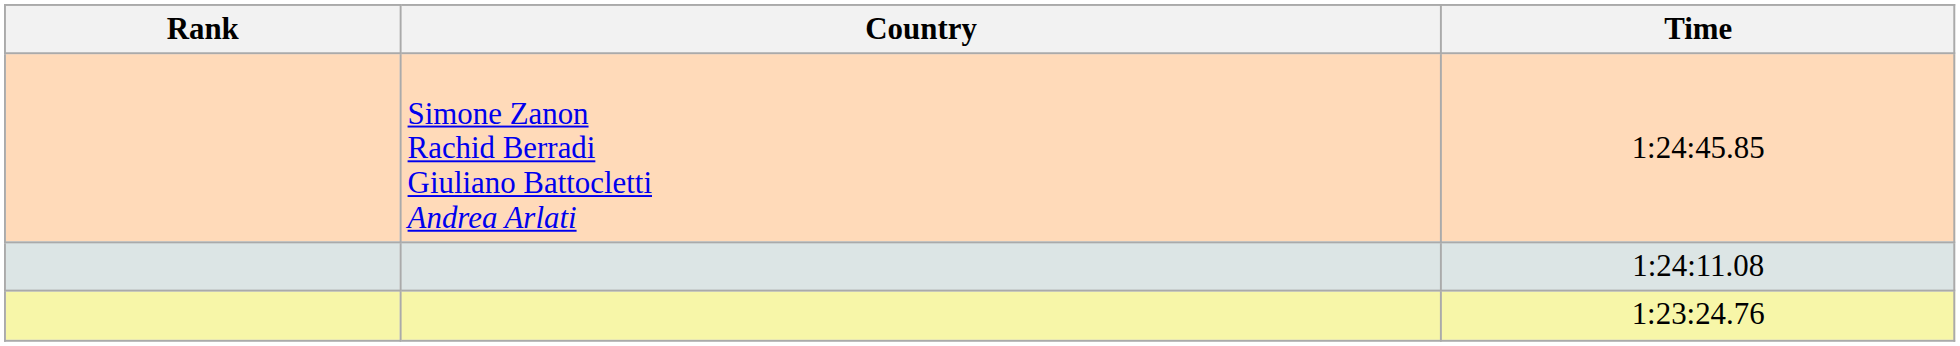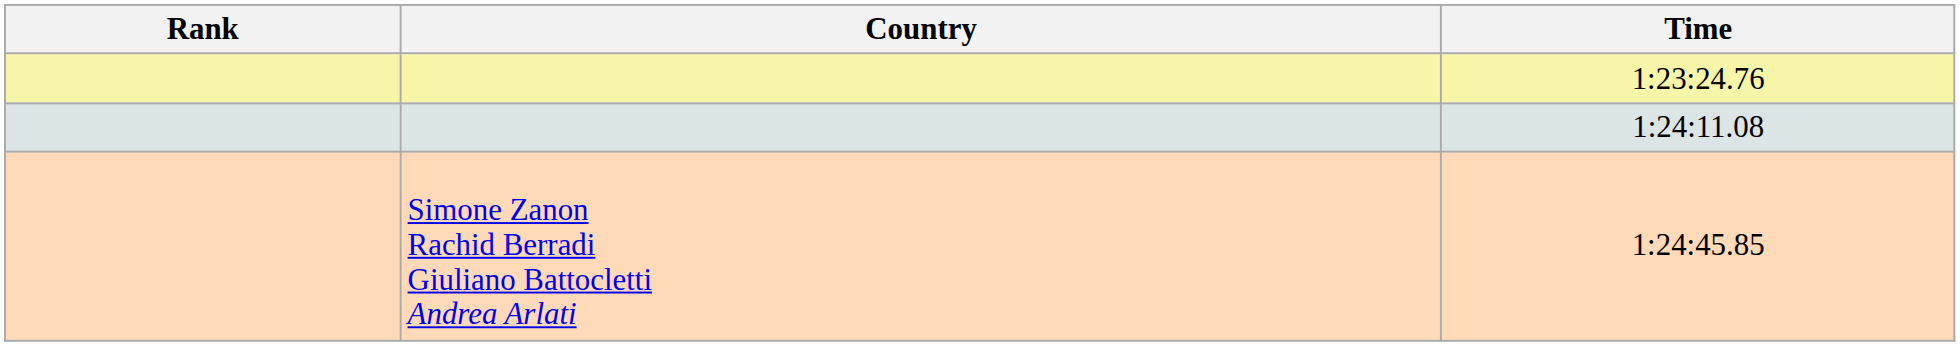rows swapped: (1698, 314) <-> (1698, 147)
